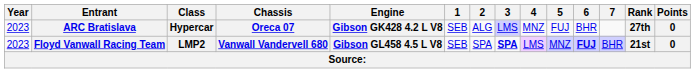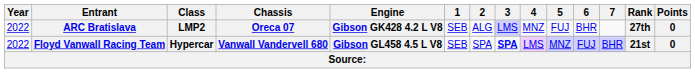(18, 28) 2023 -> (18, 28) 2022
(192, 28) Hypercar -> (192, 28) LMP2
(18, 44) 2023 -> (18, 44) 2022
(192, 44) LMP2 -> (192, 44) Hypercar
(586, 44) bold -> (586, 44) normal
